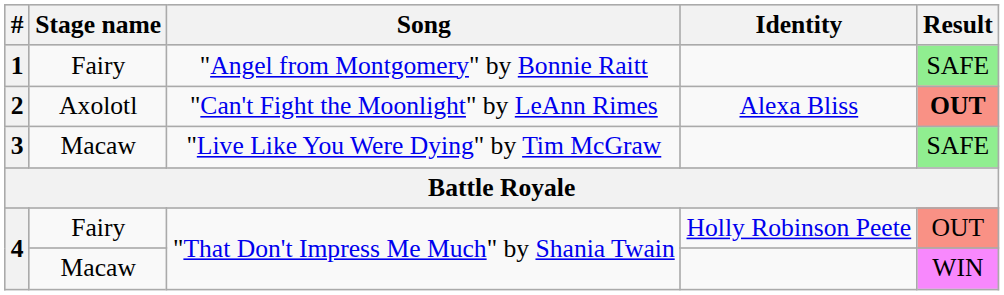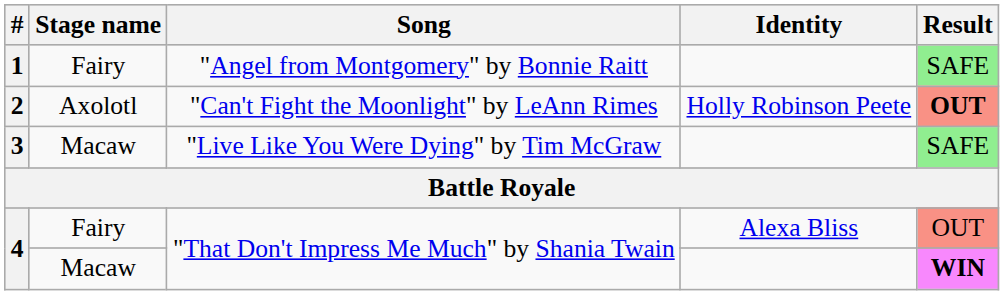(799, 106) Alexa Bliss -> (799, 106) Holly Robinson Peete
(799, 227) Holly Robinson Peete -> (799, 227) Alexa Bliss
(958, 268) normal -> (958, 268) bold
